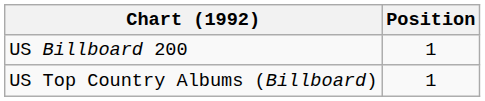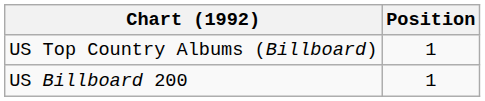rows swapped: (98, 50) <-> (193, 80)
